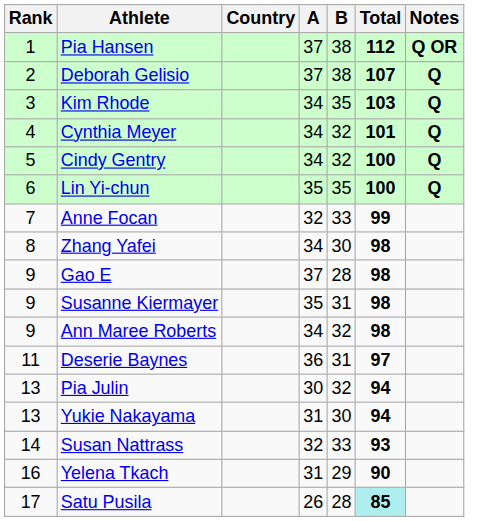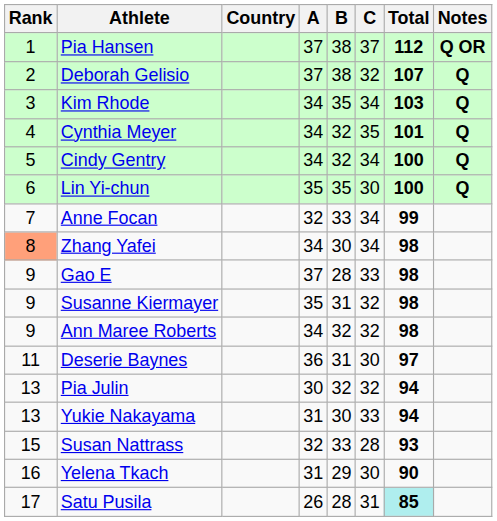+ column: (370, 18)
(31, 246) no background -> (31, 246) lightsalmon background
(31, 445) 14 -> (31, 445) 15
